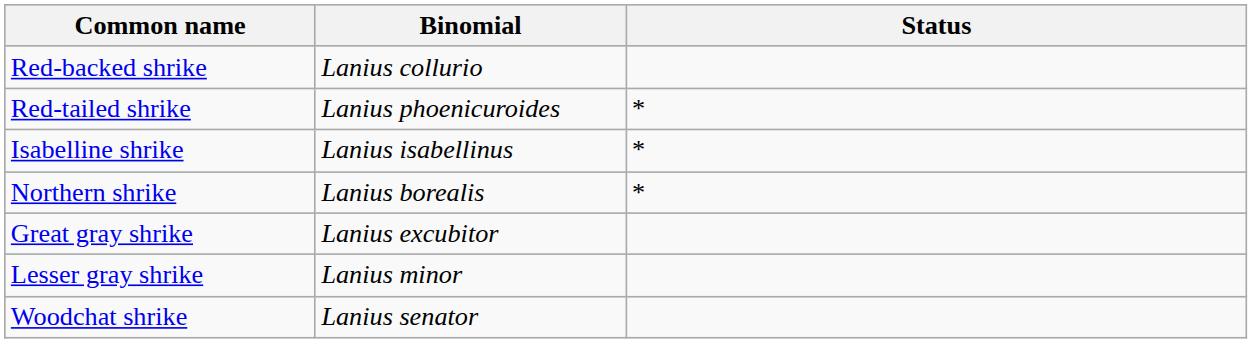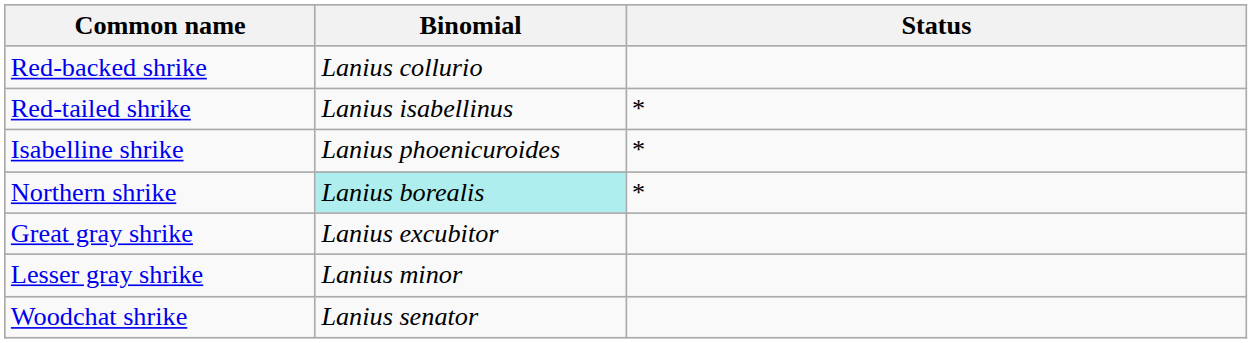(441, 108) Lanius phoenicuroides -> (417, 108) Lanius isabellinus
(417, 150) Lanius isabellinus -> (441, 150) Lanius phoenicuroides
(403, 191) no background -> (403, 191) paleturquoise background
